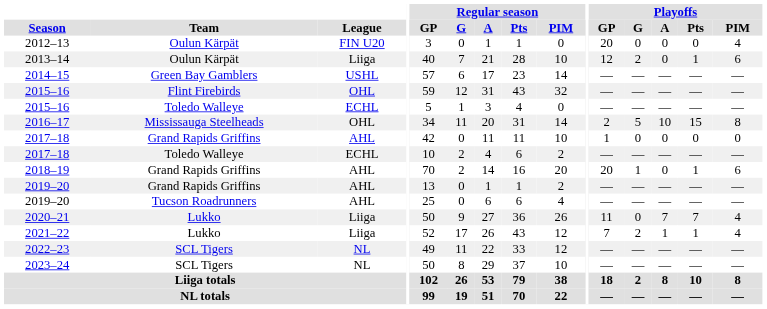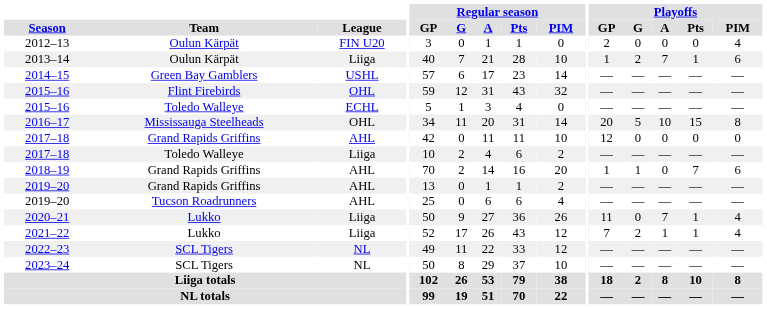(607, 43) 20 -> (607, 43) 2
(607, 59) 12 -> (607, 59) 1
(665, 59) 0 -> (665, 59) 7
(607, 122) 2 -> (607, 122) 20
(607, 138) 1 -> (607, 138) 12
(362, 154) ECHL -> (362, 154) Liiga
(607, 170) 20 -> (607, 170) 1
(696, 170) 1 -> (696, 170) 7
(696, 217) 7 -> (696, 217) 1
